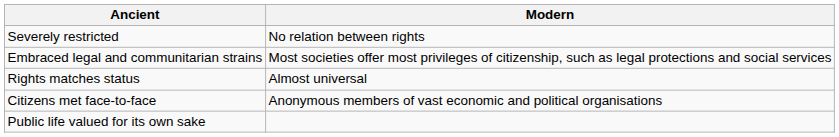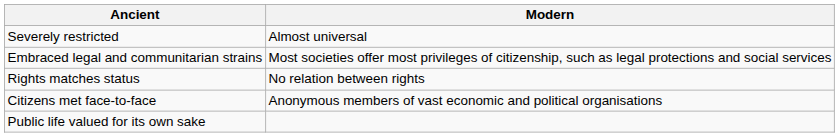(347, 36) No relation between rights -> (318, 36) Almost universal
(318, 79) Almost universal -> (347, 79) No relation between rights
